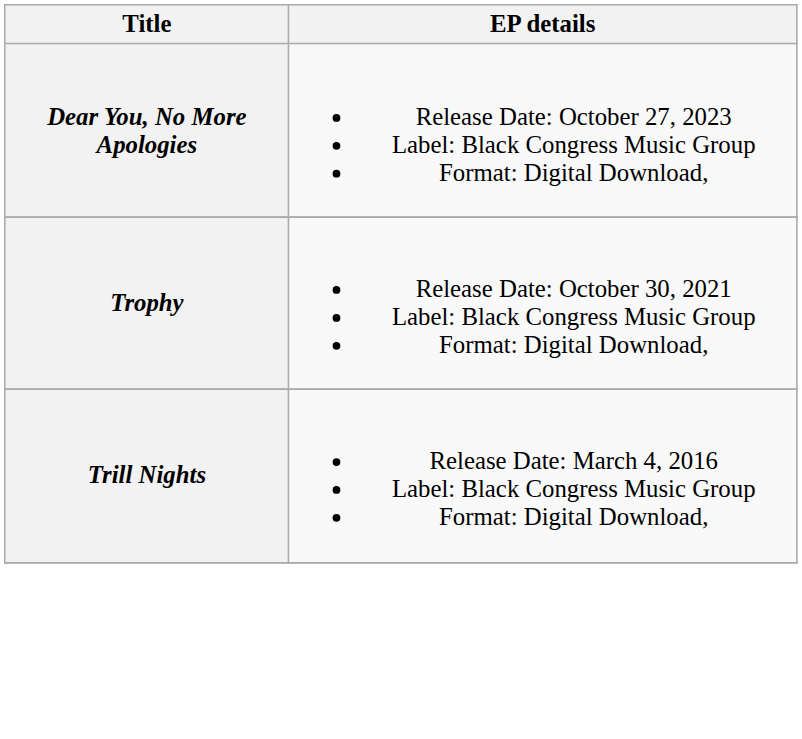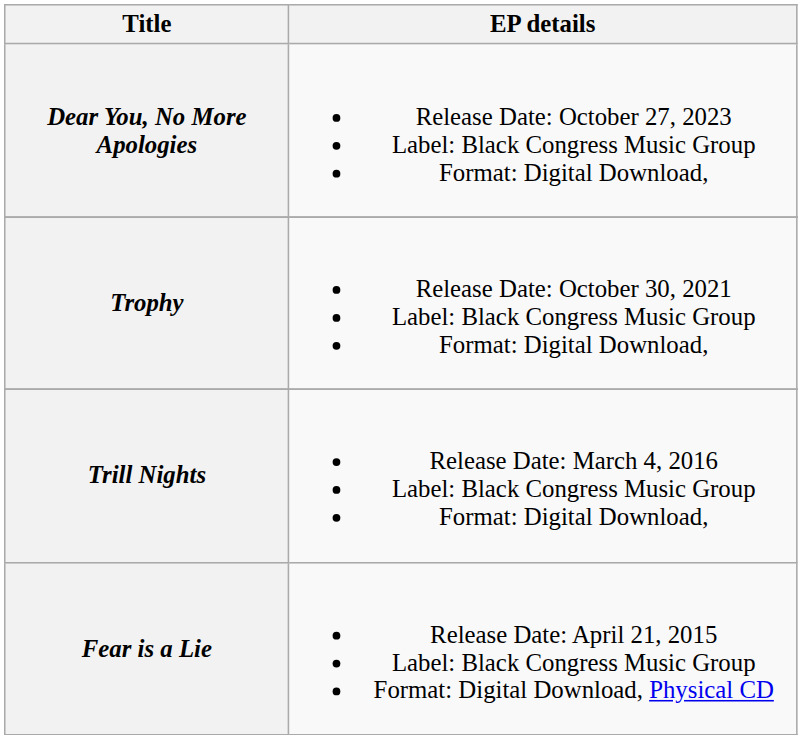+ row: (147, 648)
